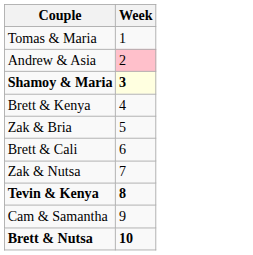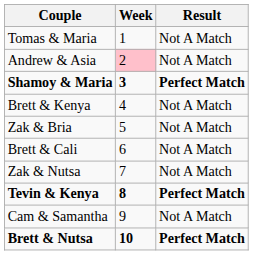+ column: (202, 15)
(123, 82) lightyellow background -> (123, 82) no background
